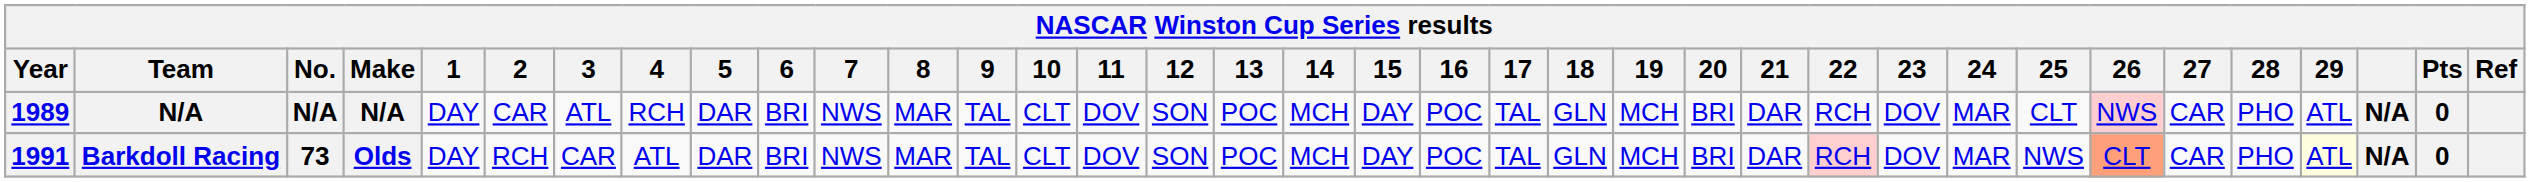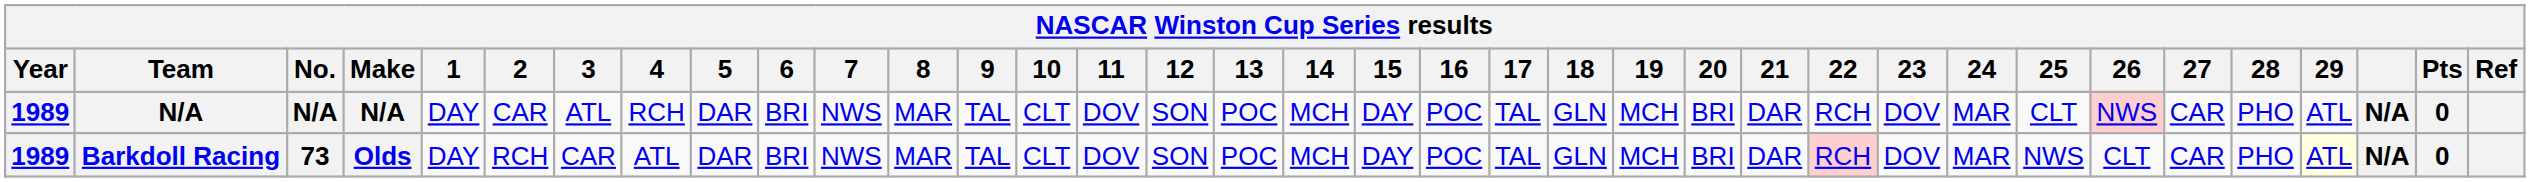(40, 155) 1991 -> (40, 155) 1989
(2127, 155) lightsalmon background -> (2127, 155) no background
